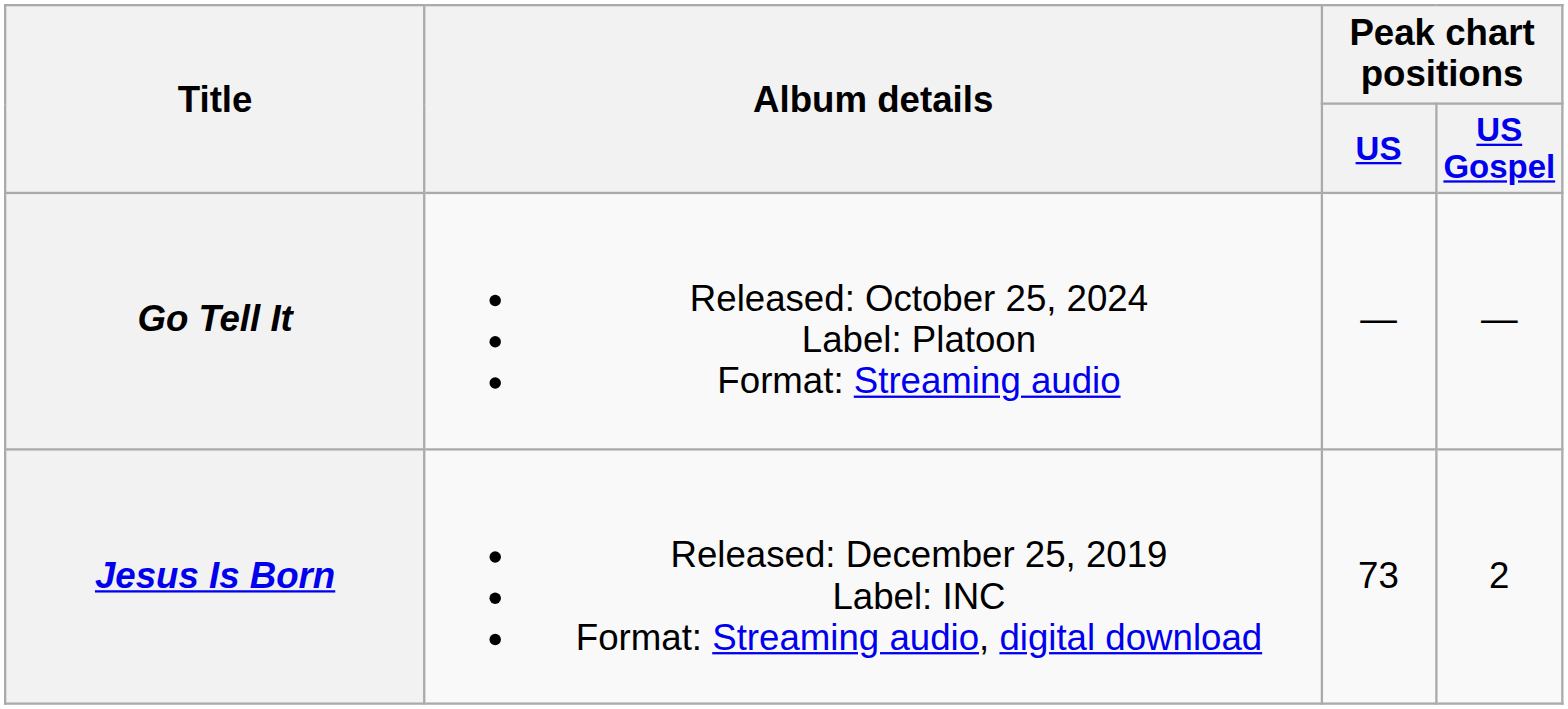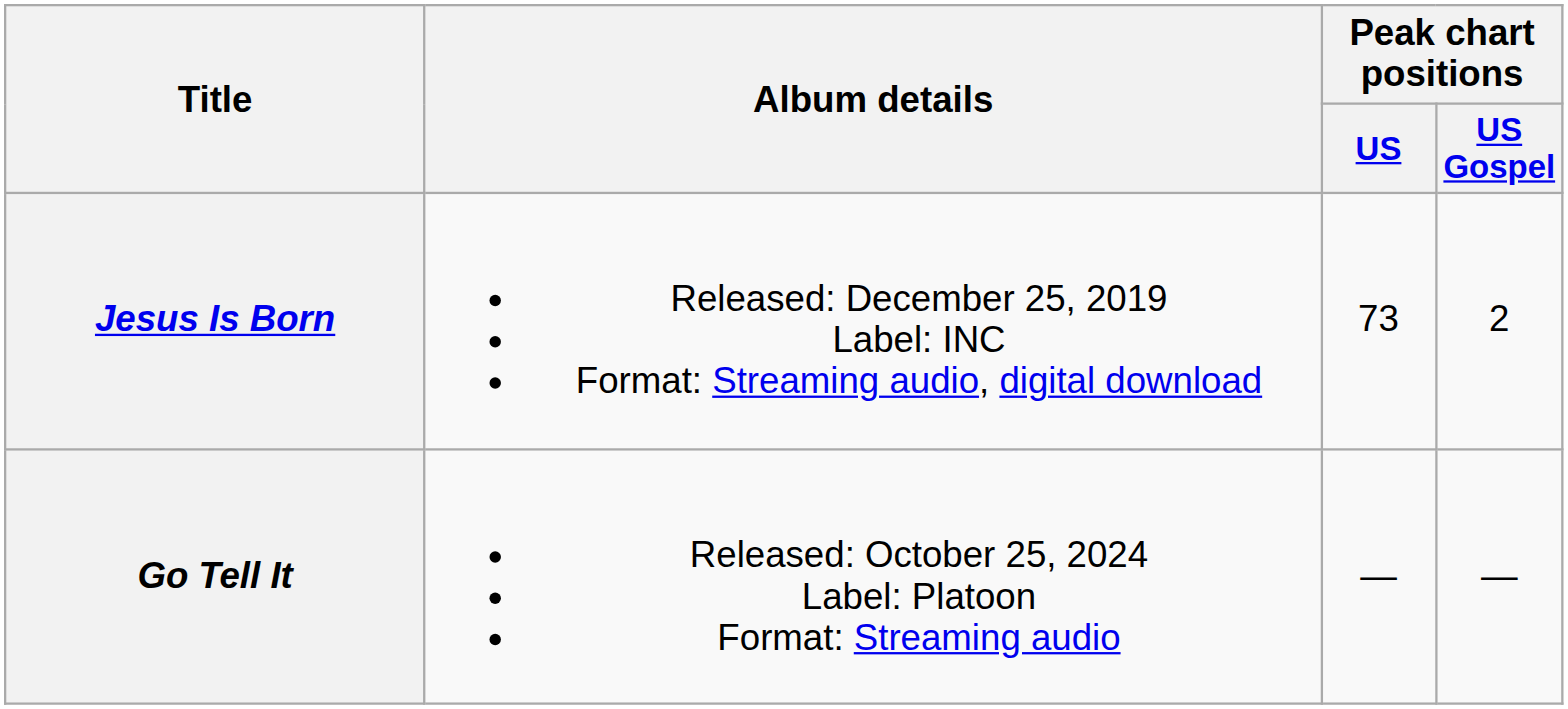rows swapped: (215, 575) <-> (215, 320)
